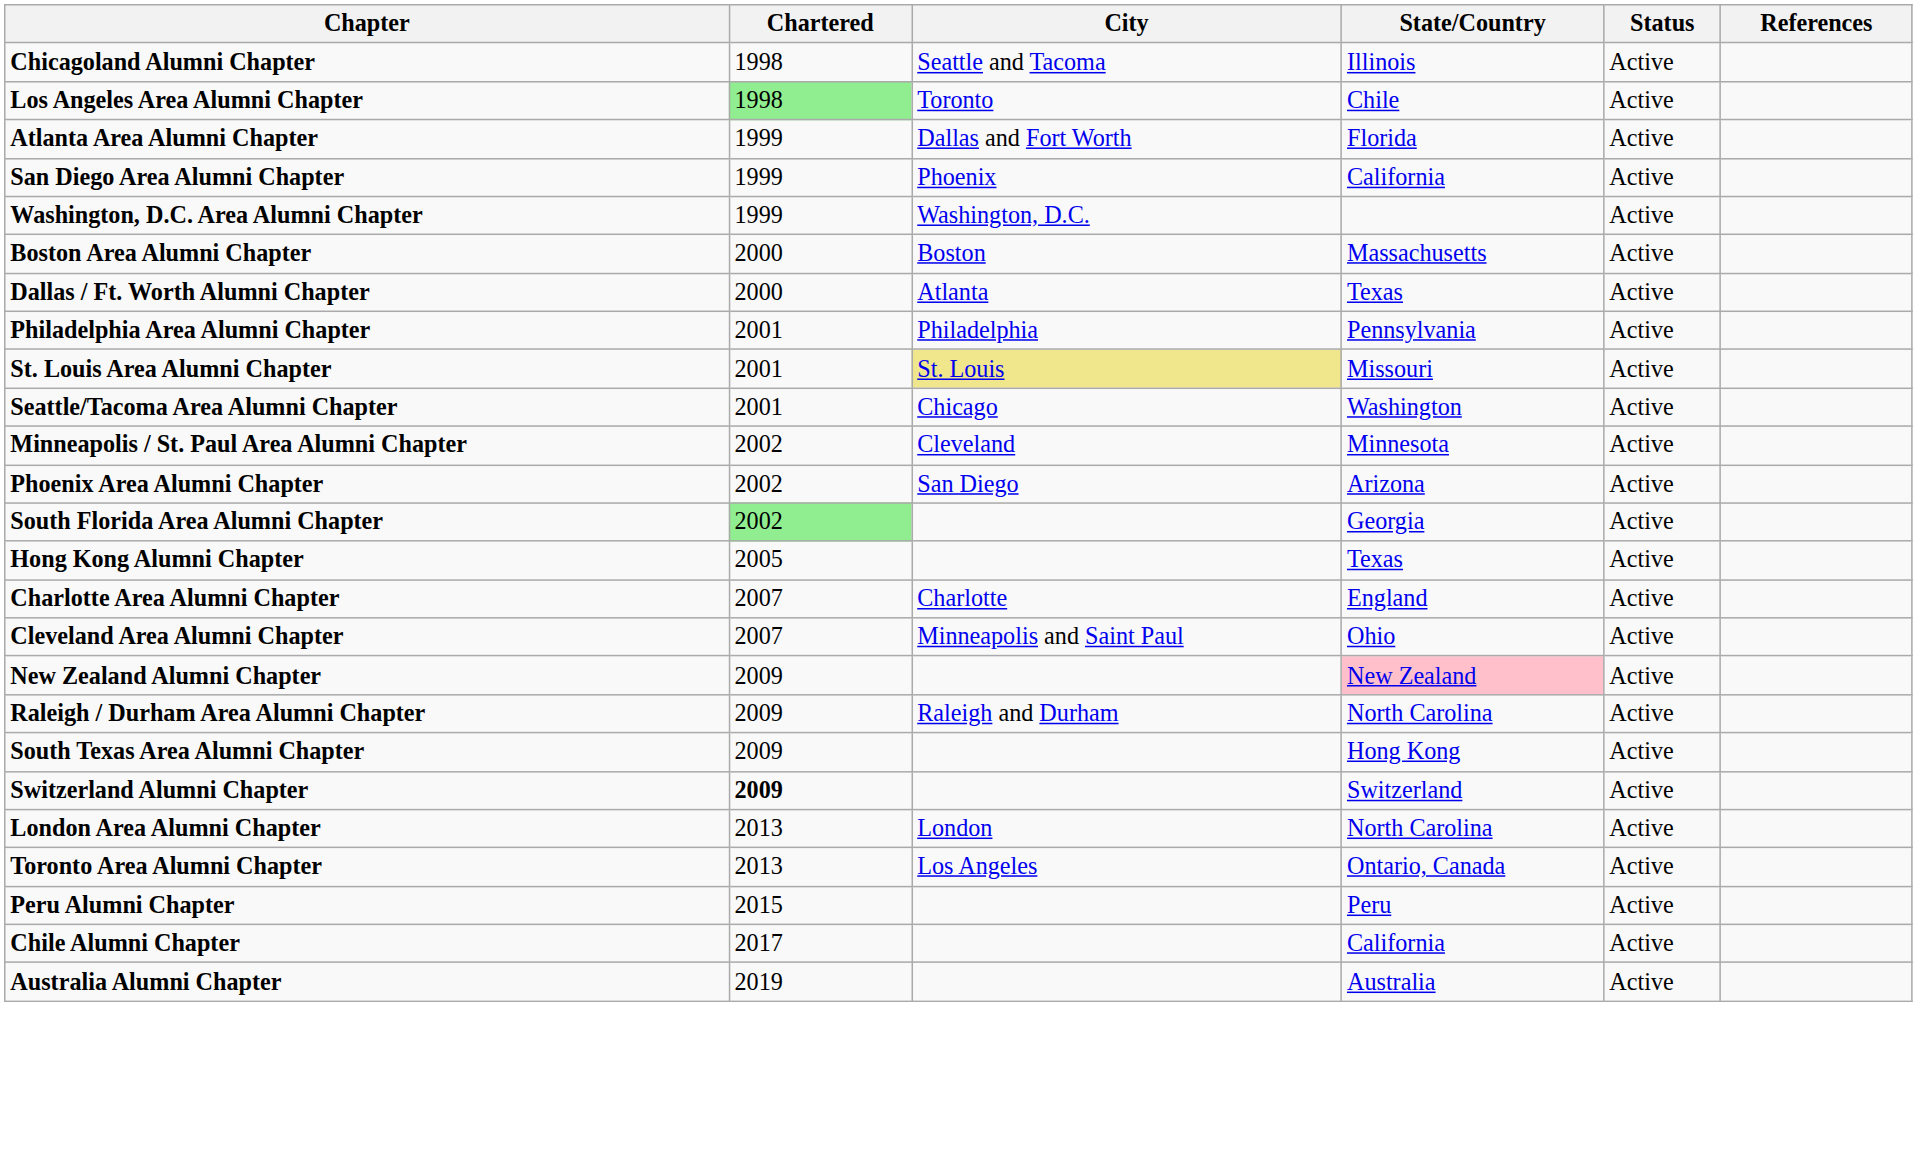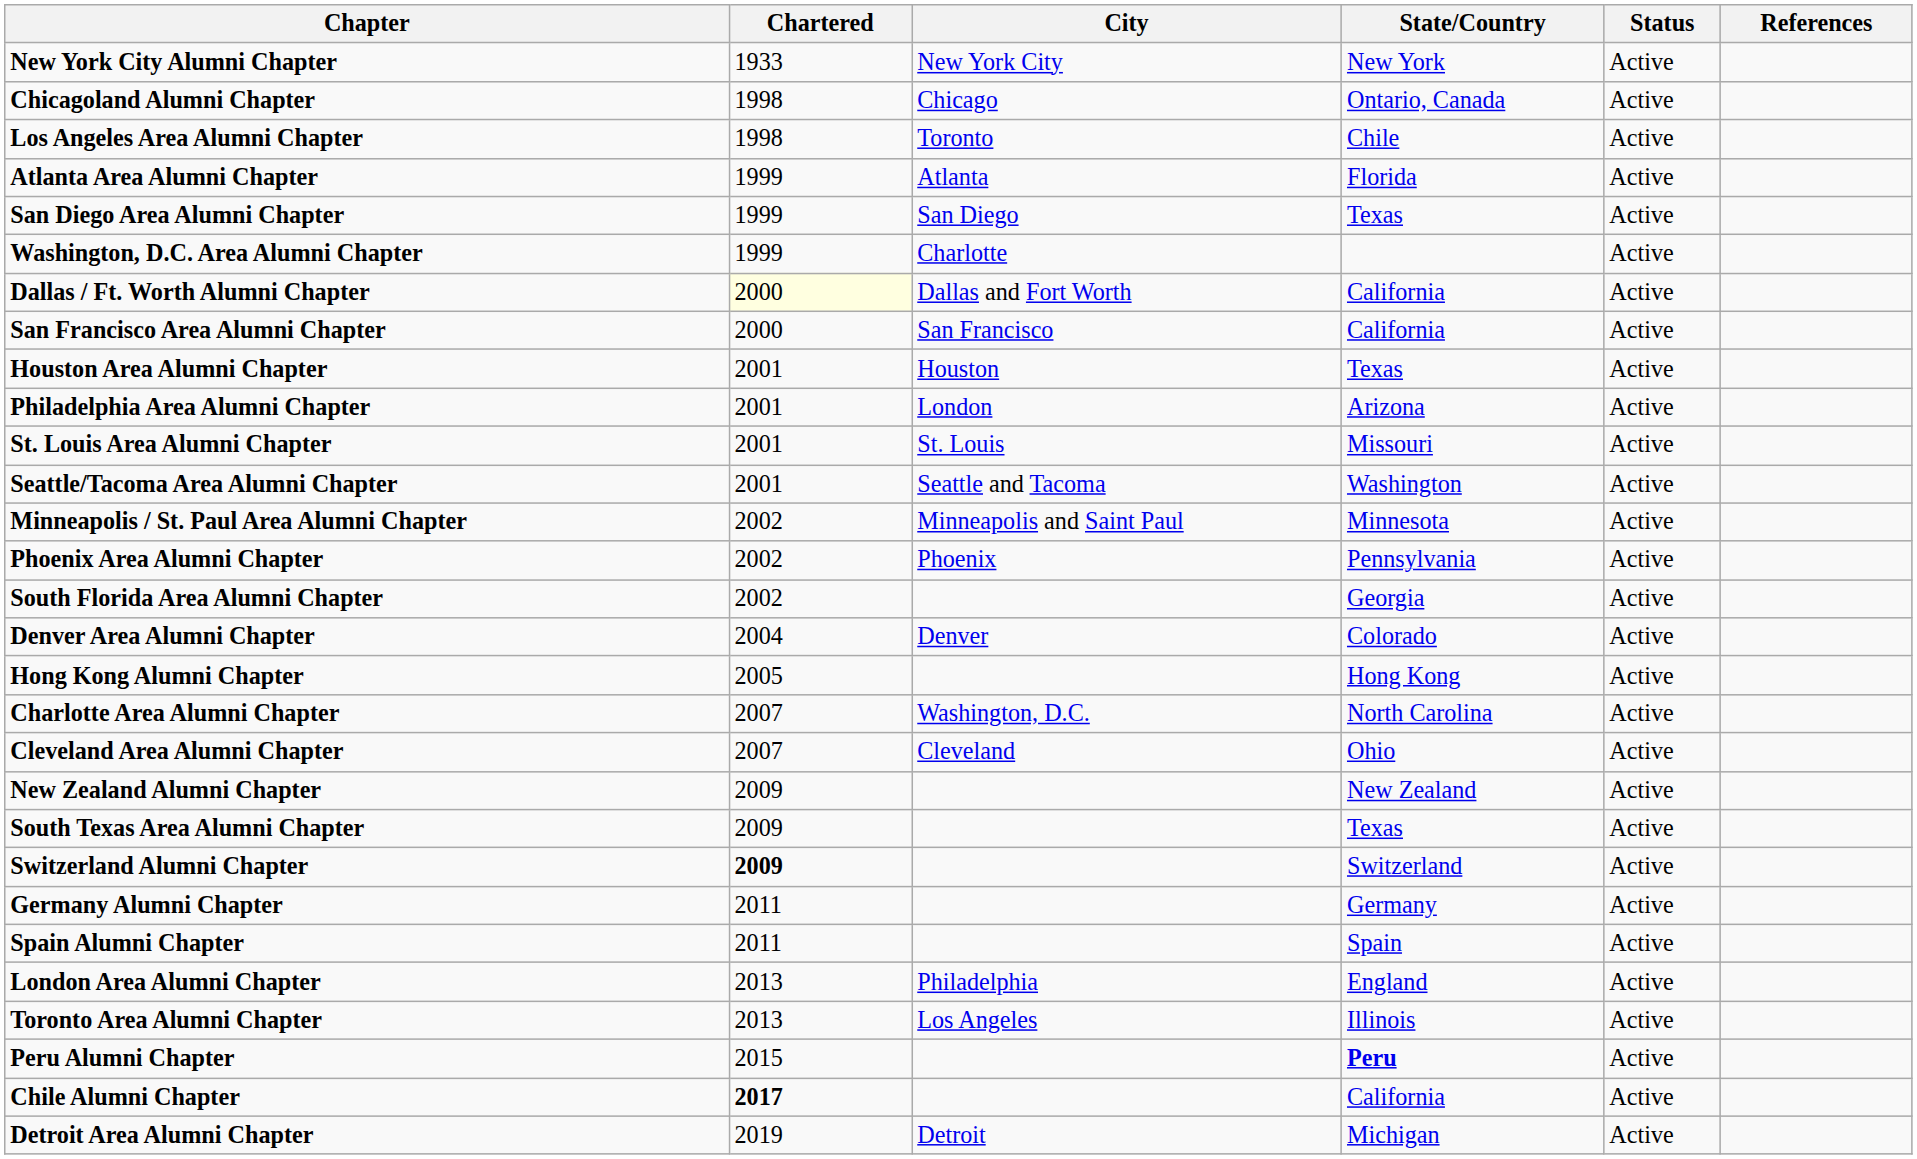+ row: (174, 61)
(1011, 61) Seattle and Tacoma -> (958, 100) Chicago
(1381, 61) Illinois -> (1426, 100) Ontario, Canada
(759, 100) lightgreen background -> (759, 138) no background
(1024, 138) Dallas and Fort Worth -> (953, 176) Atlanta
(957, 176) Phoenix -> (968, 215) San Diego
(1396, 176) California -> (1375, 215) Texas
(1004, 215) Washington, D.C. -> (962, 253) Charlotte
- row: (161, 253)
(759, 291) no background -> (759, 291) lightyellow background
(953, 291) Atlanta -> (1024, 291) Dallas and Fort Worth
(1375, 291) Texas -> (1396, 291) California
+ row: (198, 330)
+ row: (169, 368)
(978, 330) Philadelphia -> (955, 406) London
(1411, 330) Pennsylvania -> (1386, 406) Arizona
(961, 368) khaki background -> (961, 445) no background
(958, 406) Chicago -> (1011, 483) Seattle and Tacoma
(966, 445) Cleveland -> (1050, 521) Minneapolis and Saint Paul
(968, 483) San Diego -> (957, 560) Phoenix
(1386, 483) Arizona -> (1411, 560) Pennsylvania
(759, 521) lightgreen background -> (759, 598) no background
+ row: (163, 636)
(1375, 560) Texas -> (1404, 675) Hong Kong
(962, 598) Charlotte -> (1004, 713) Washington, D.C.
(1387, 598) England -> (1420, 713) North Carolina
(1050, 636) Minneapolis and Saint Paul -> (966, 751) Cleveland
(1412, 675) pink background -> (1412, 789) no background
- row: (218, 713)
(1404, 751) Hong Kong -> (1375, 828) Texas
+ row: (147, 904)
+ row: (127, 943)
(955, 828) London -> (978, 981) Philadelphia
(1420, 828) North Carolina -> (1387, 981) England
(1426, 866) Ontario, Canada -> (1381, 1019) Illinois
(1369, 904) normal -> (1372, 1058) bold
(759, 943) normal -> (759, 1096) bold
- row: (146, 981)
+ row: (162, 1134)
